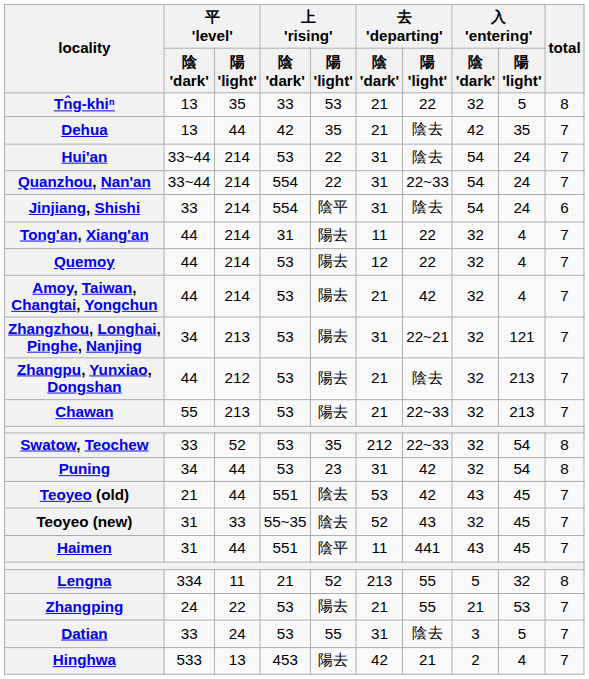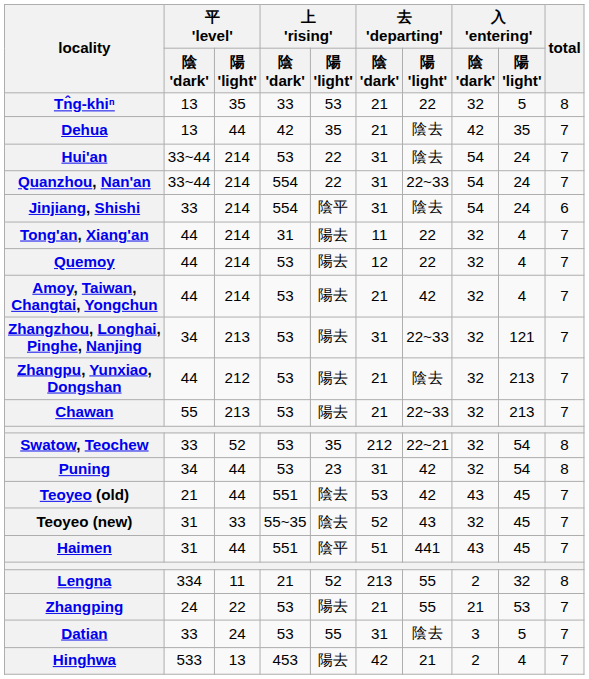(428, 337) 22~21 -> (428, 337) 22~33
(428, 445) 22~33 -> (428, 445) 22~21
(379, 548) 11 -> (379, 548) 51
(476, 581) 5 -> (476, 581) 2
